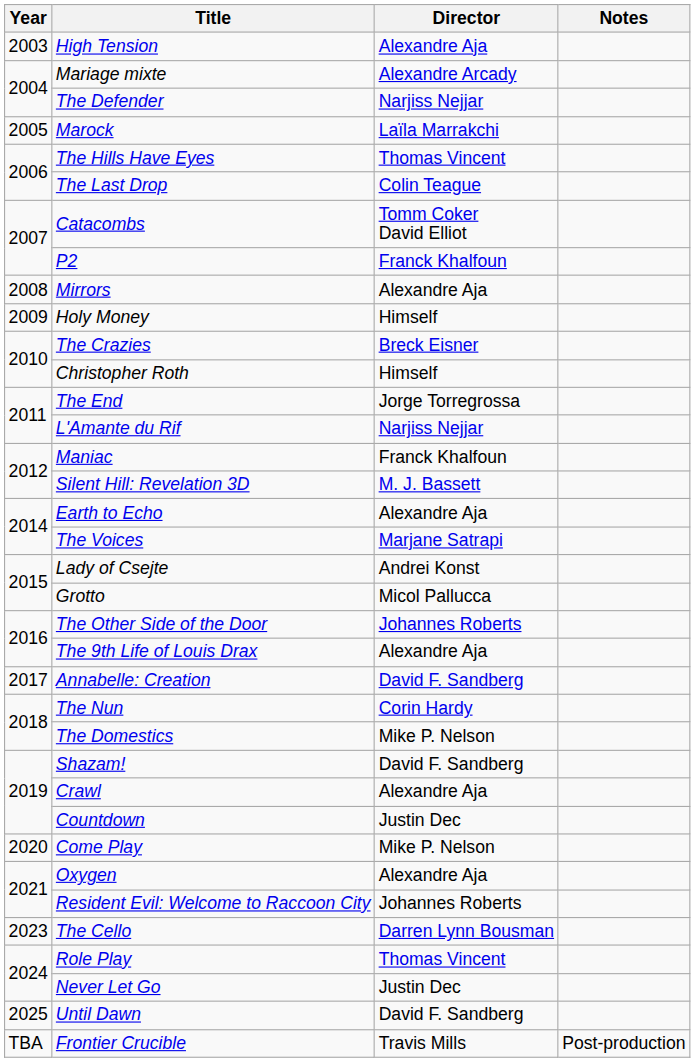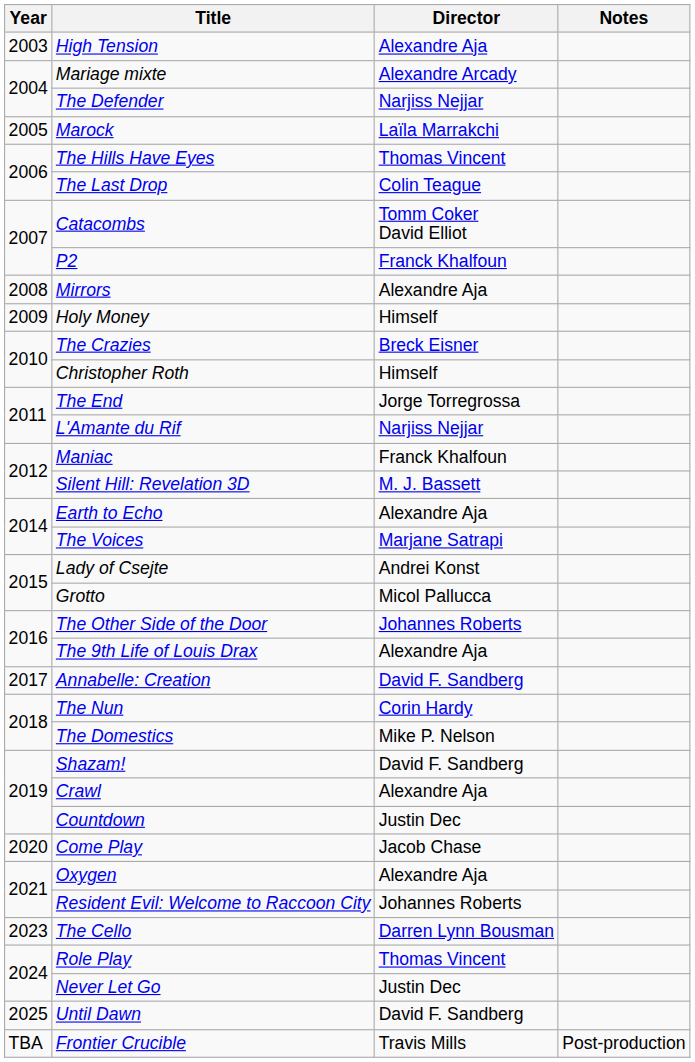(437, 847) Mike P. Nelson -> (430, 847) Jacob Chase
